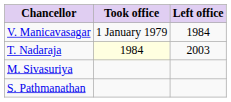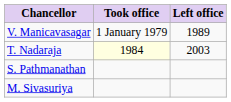(198, 32) 1984 -> (198, 32) 1989
rows swapped: (40, 69) <-> (46, 87)
